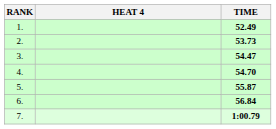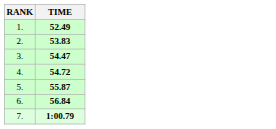- column: (128, 12)
(246, 42) 53.73 -> (60, 42) 53.83
(246, 72) 54.70 -> (60, 72) 54.72
